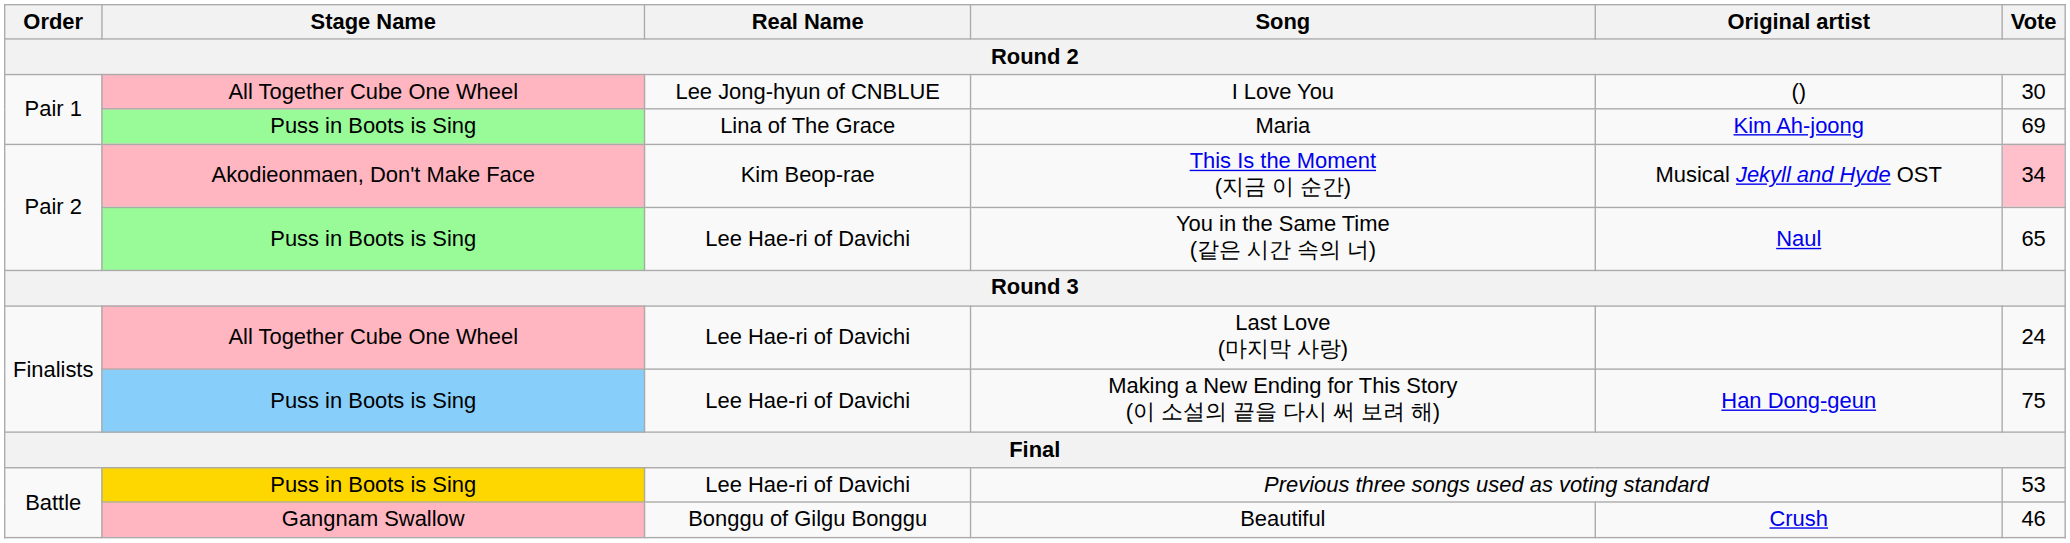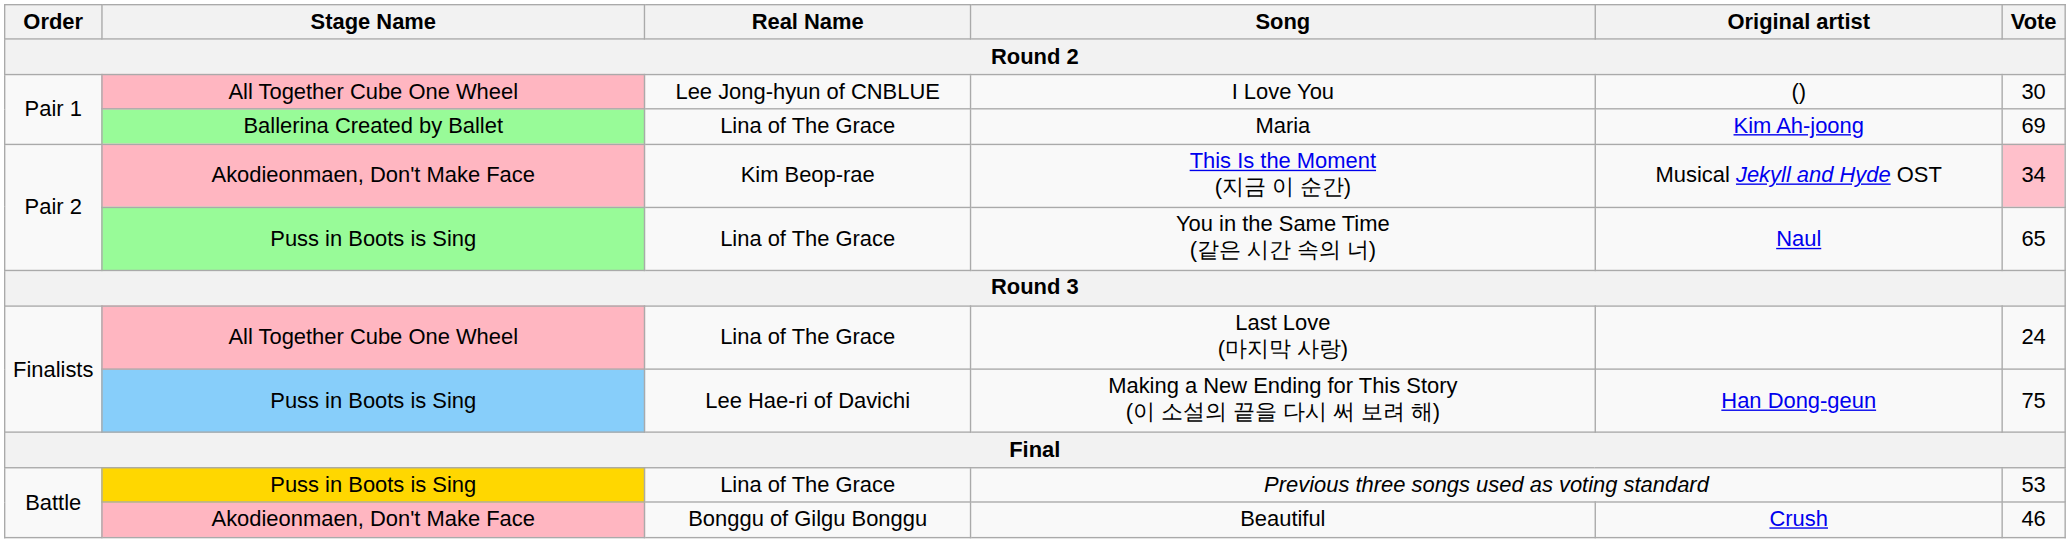(373, 126) Puss in Boots is Sing -> (373, 126) Ballerina Created by Ballet
(808, 238) Lee Hae-ri of Davichi -> (808, 238) Lina of The Grace
(808, 337) Lee Hae-ri of Davichi -> (808, 337) Lina of The Grace
(808, 484) Lee Hae-ri of Davichi -> (808, 484) Lina of The Grace
(373, 519) Gangnam Swallow -> (373, 519) Akodieonmaen, Don't Make Face
